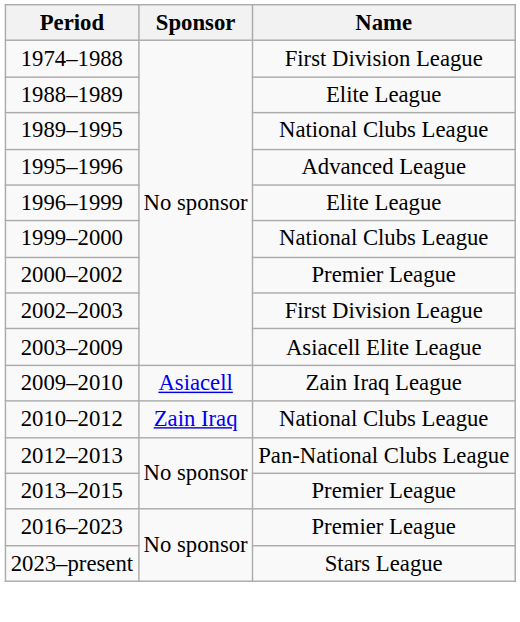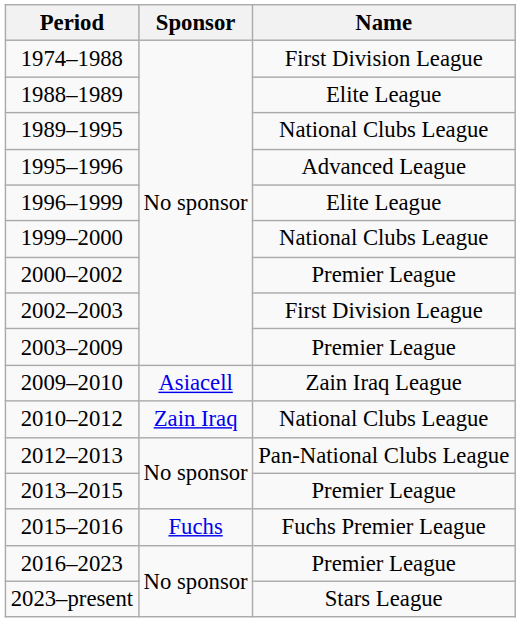(384, 346) Asiacell Elite League -> (384, 346) Premier League
+ row: (72, 526)
